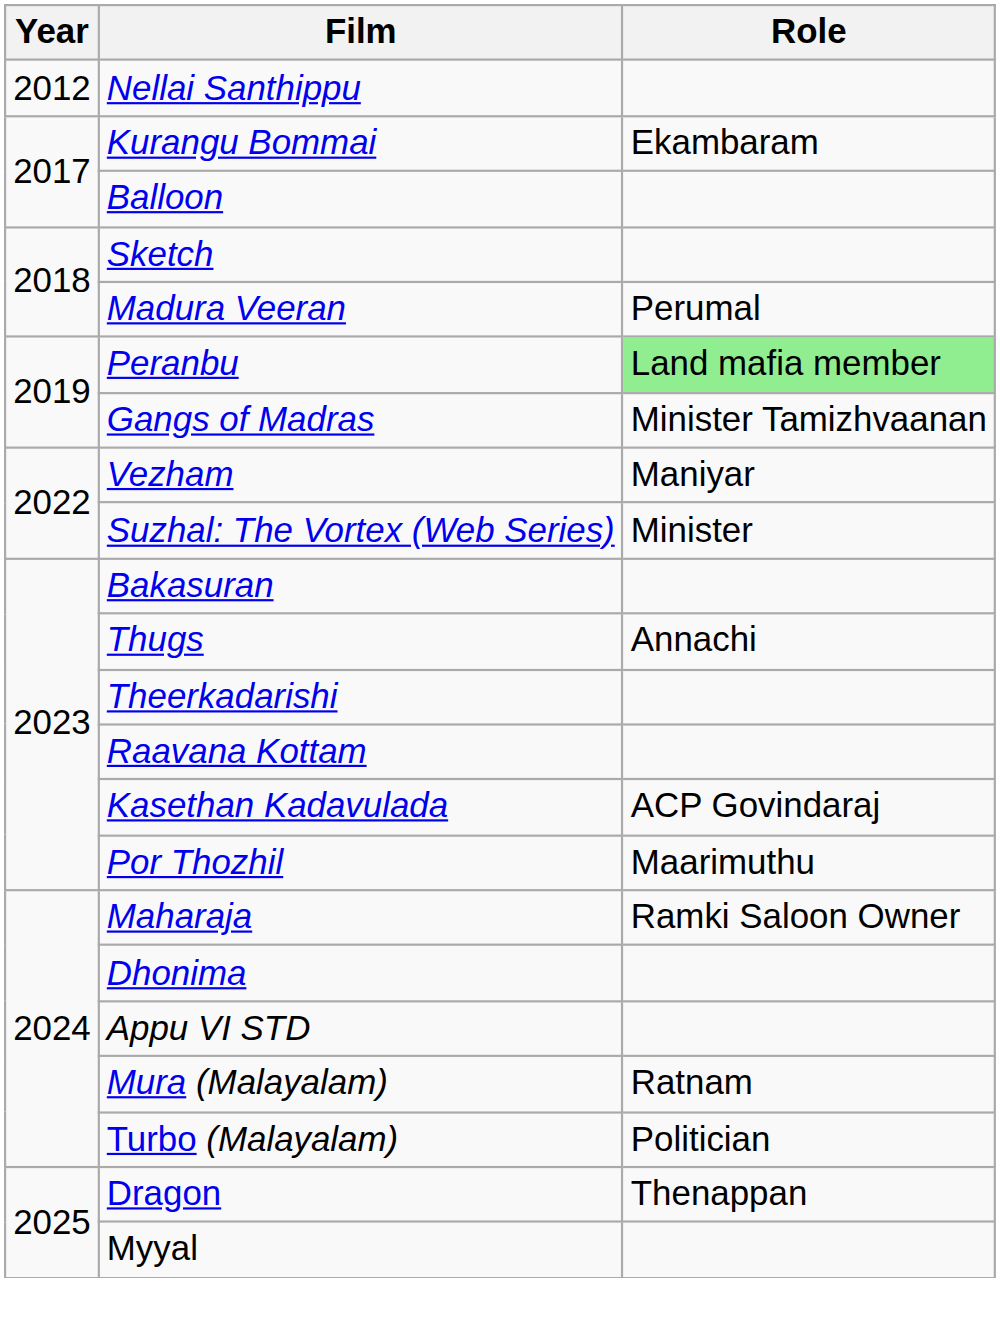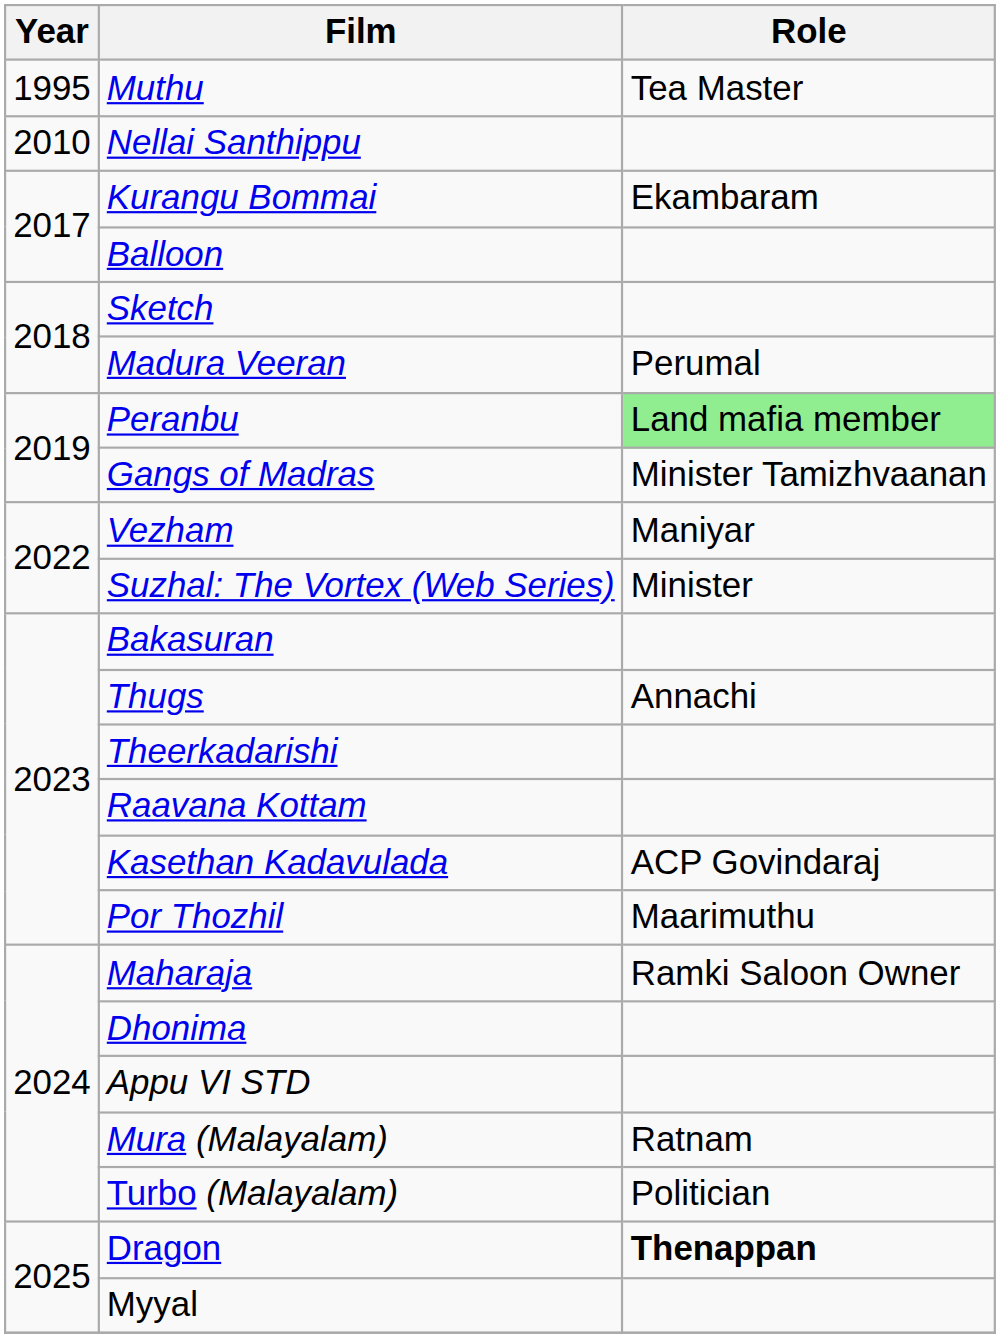+ row: (155, 87)
(52, 87) 2012 -> (52, 142) 2010
(719, 1193) normal -> (724, 1249) bold
